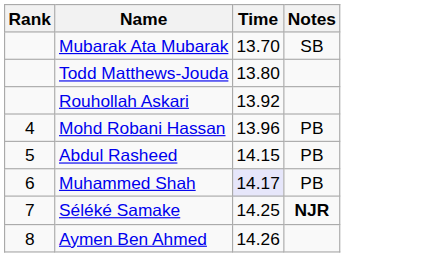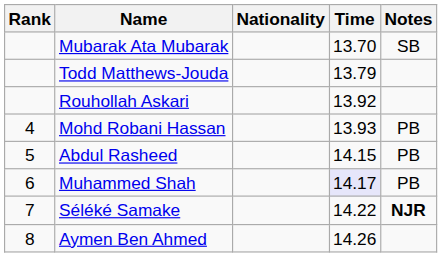+ column: (281, 18)
(258, 73) 13.80 -> (355, 73) 13.79
(258, 128) 13.96 -> (355, 128) 13.93
(258, 210) 14.25 -> (355, 210) 14.22
